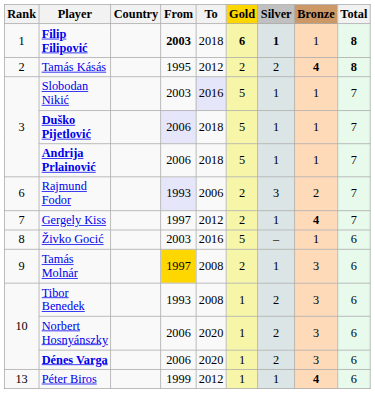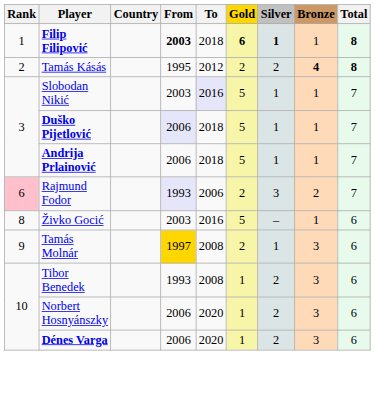(22, 193) no background -> (22, 193) pink background
- row: (74, 220)
- row: (69, 379)
